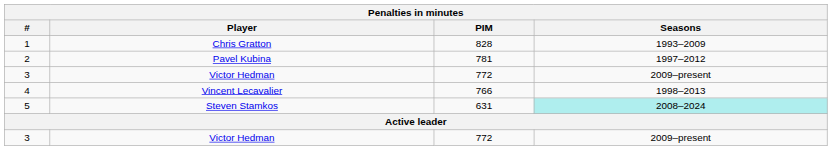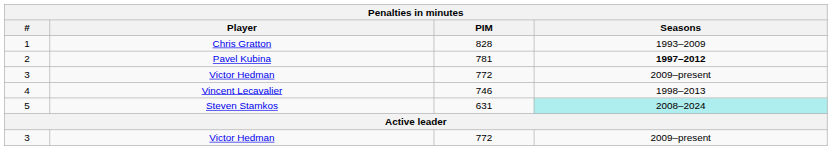(681, 59) normal -> (681, 59) bold
(484, 91) 766 -> (484, 91) 746
